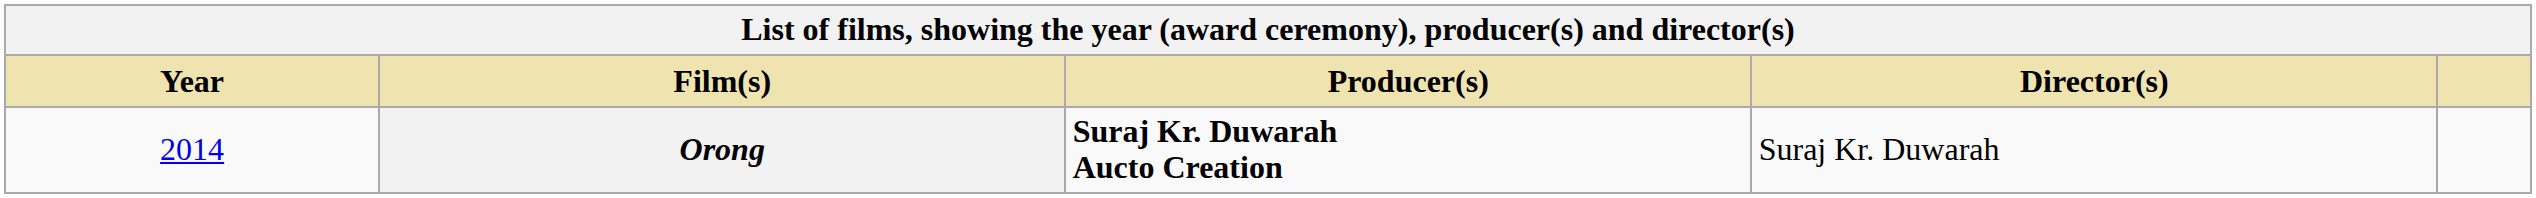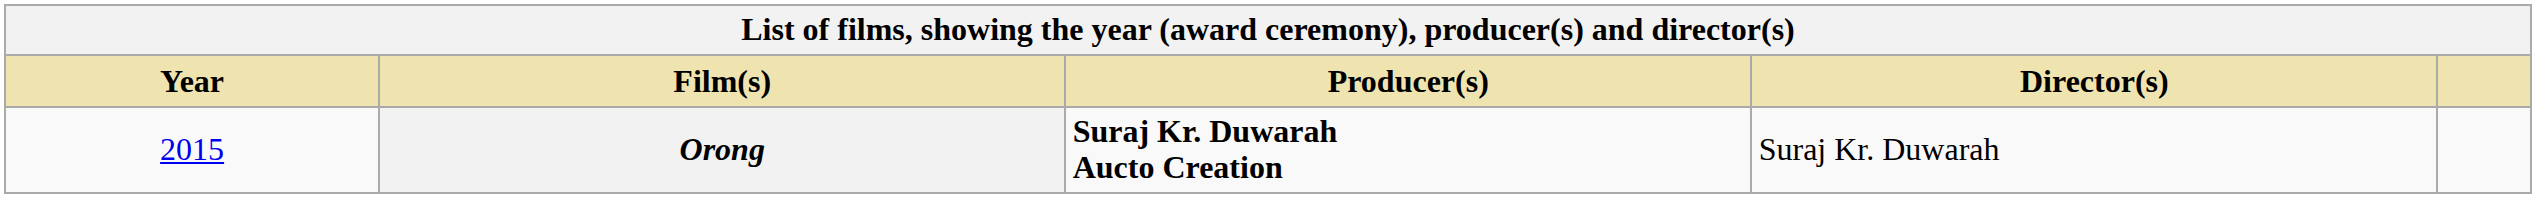(192, 149) 2014 -> (192, 149) 2015
